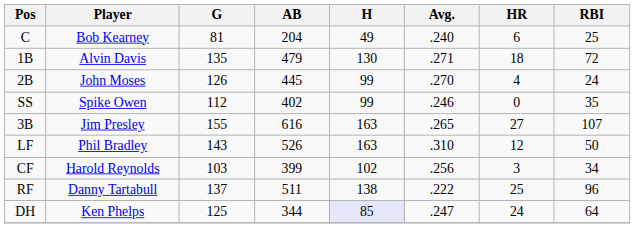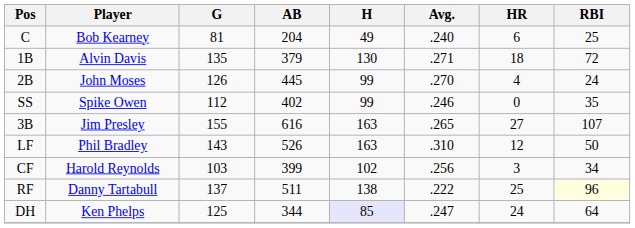(292, 59) 479 -> (292, 59) 379
(592, 189) no background -> (592, 189) lightyellow background
